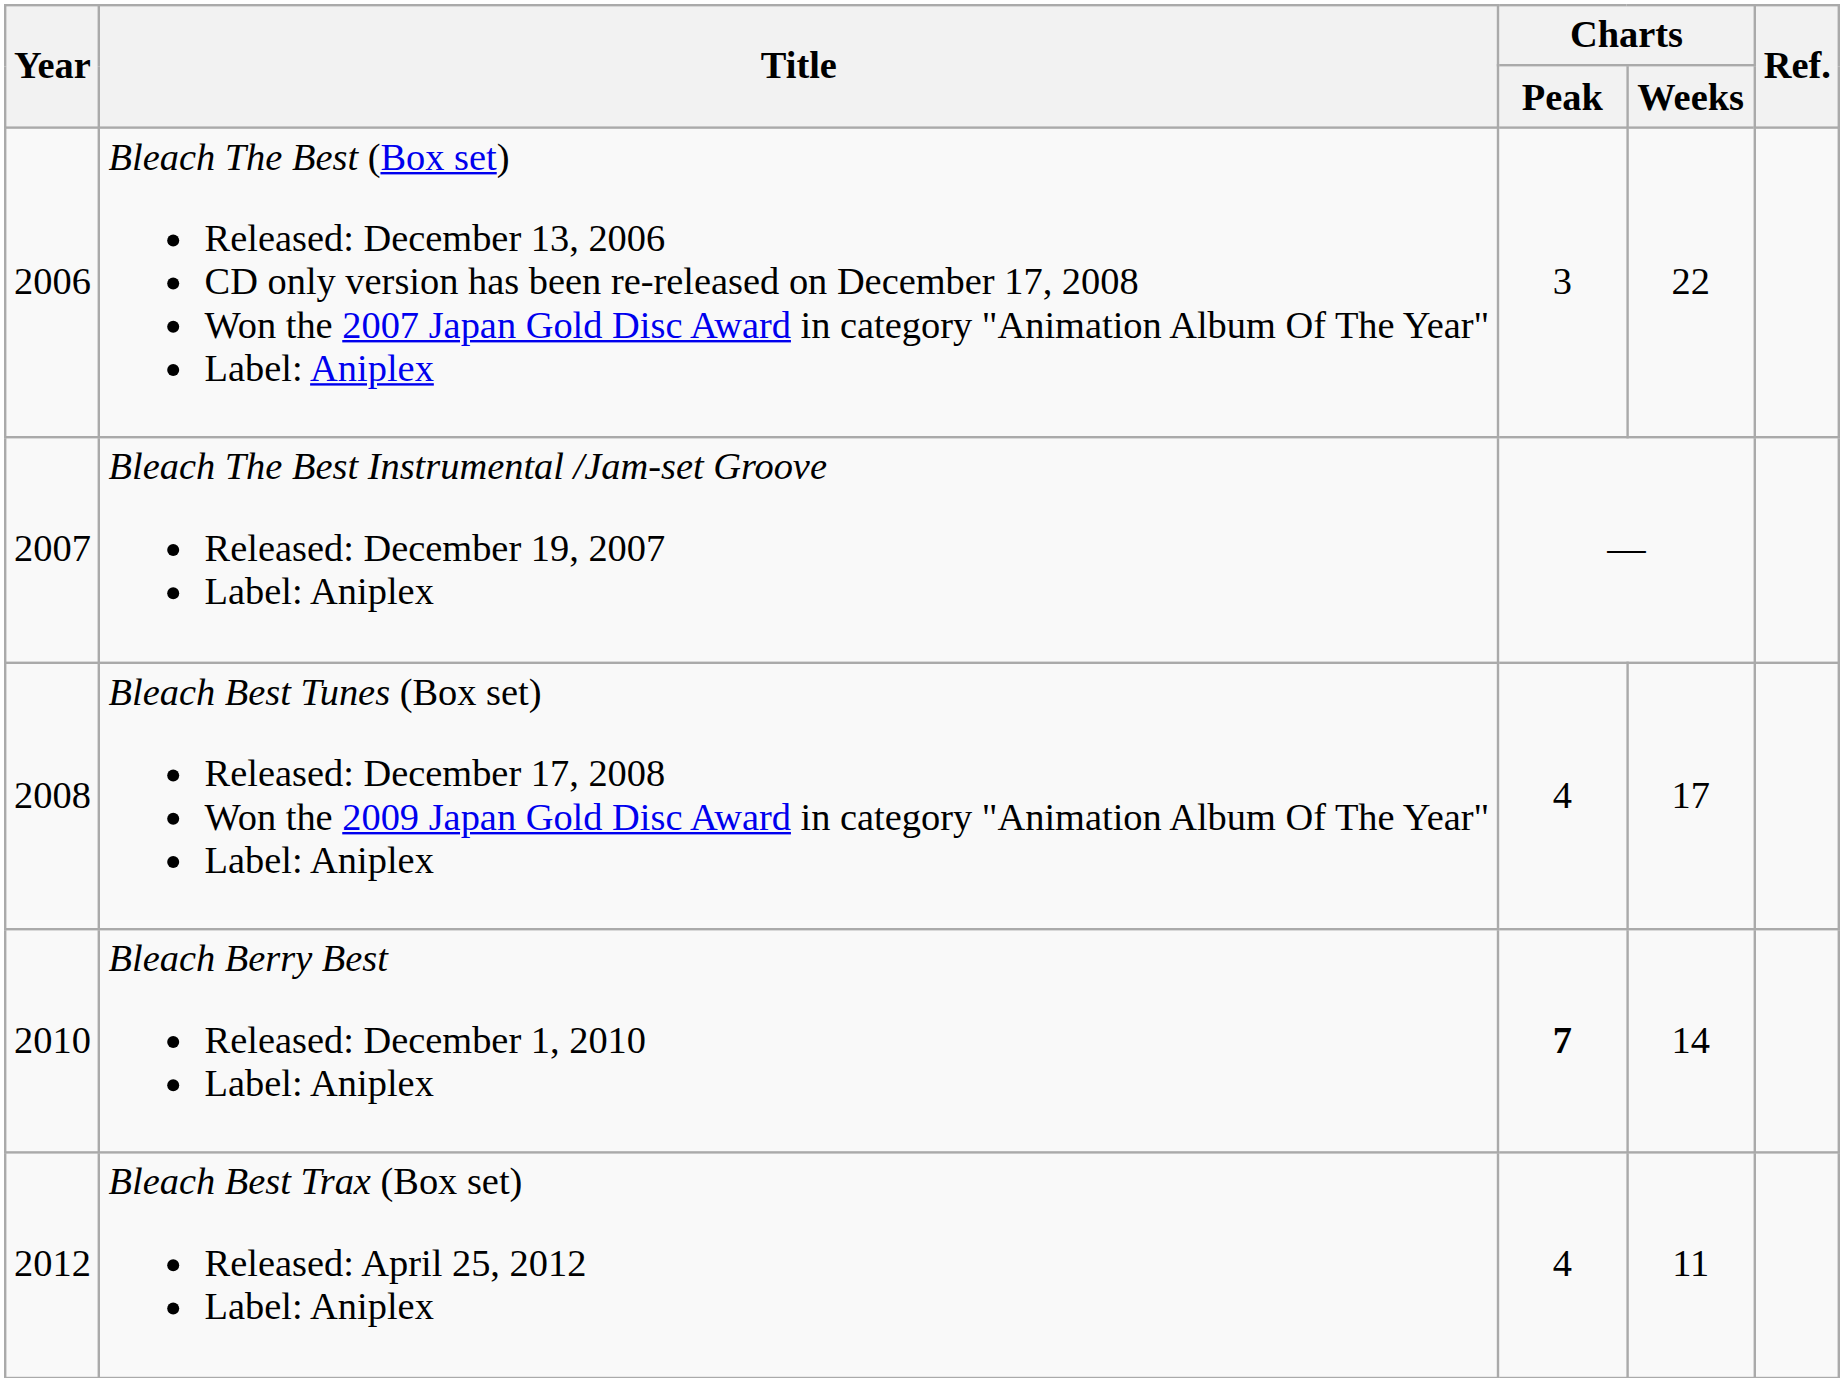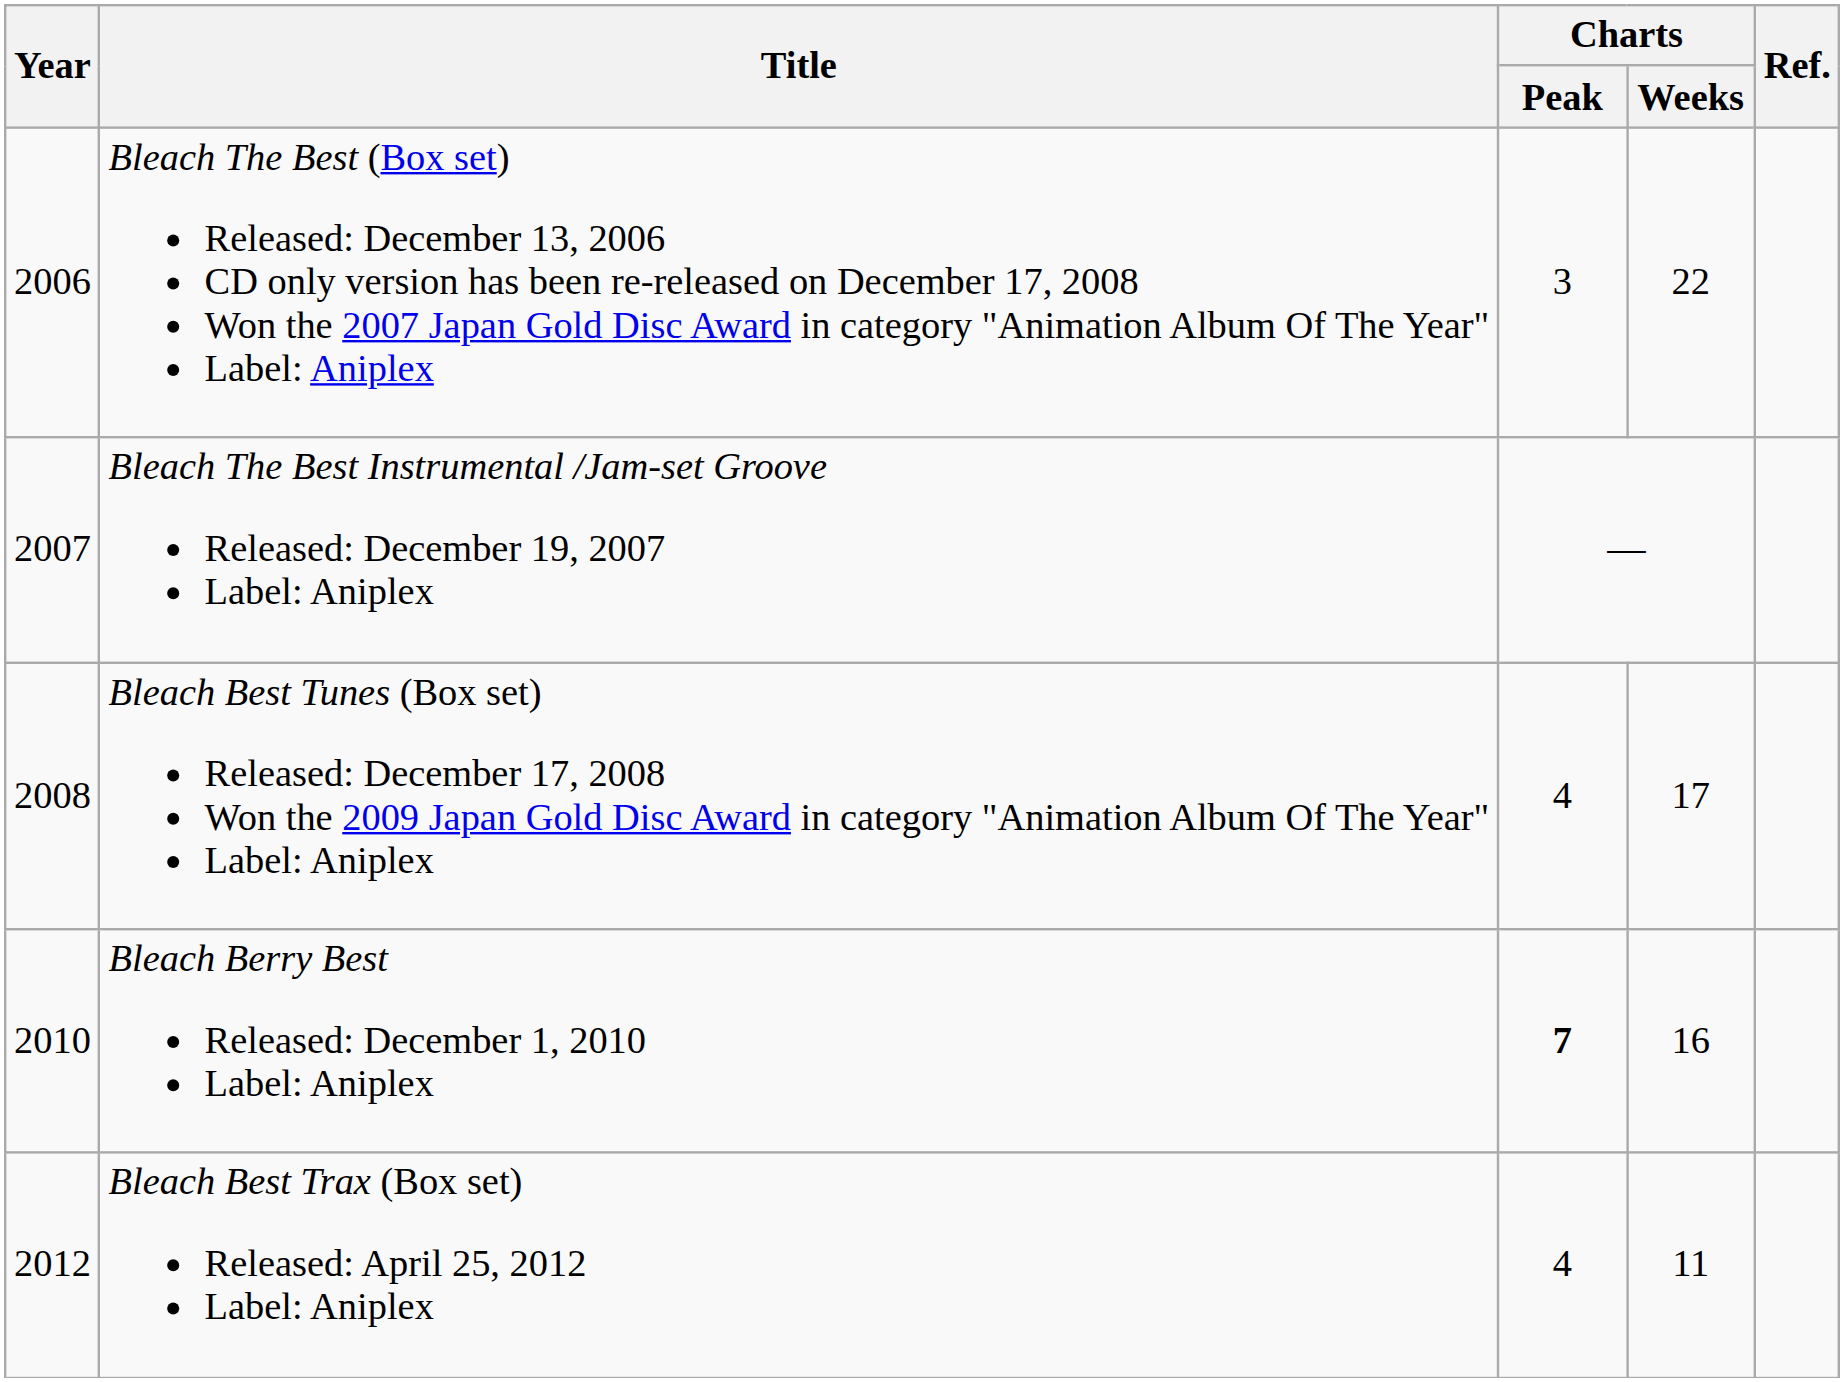(1691, 1040) 14 -> (1691, 1040) 16
